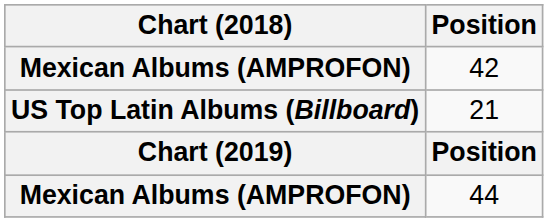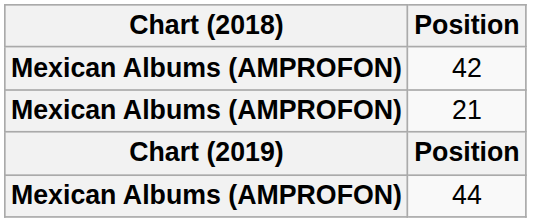(215, 110) US Top Latin Albums (Billboard) -> (206, 110) Mexican Albums (AMPROFON)
